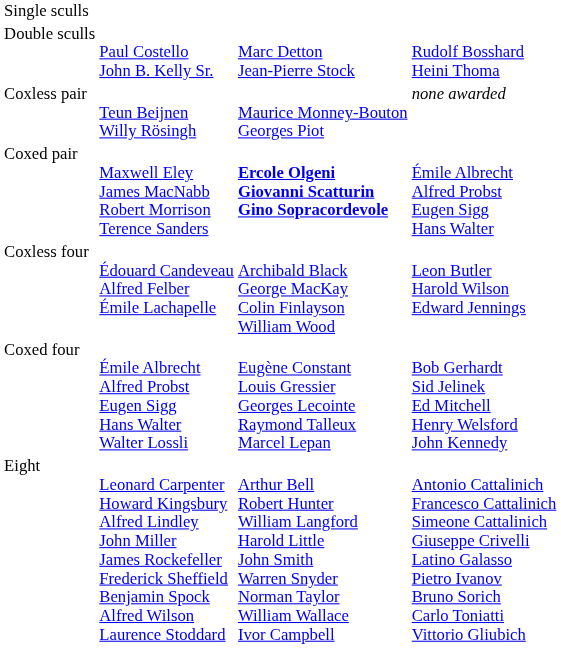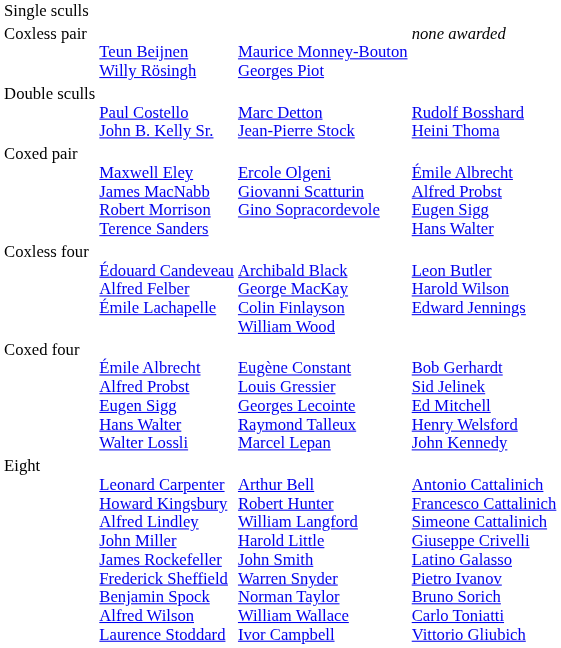rows swapped: (50, 33) <-> (45, 93)
(313, 191) bold -> (309, 191) normal
